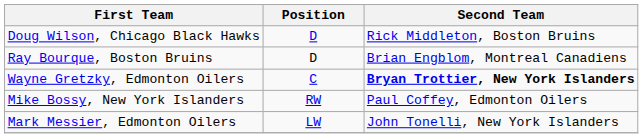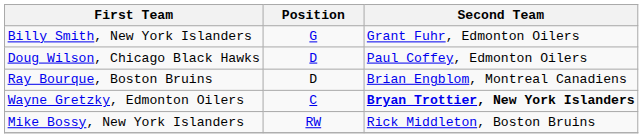+ row: (130, 37)
(481, 37) Rick Middleton, Boston Bruins -> (477, 58) Paul Coffey, Edmonton Oilers
(477, 101) Paul Coffey, Edmonton Oilers -> (481, 122) Rick Middleton, Boston Bruins
- row: (122, 122)
